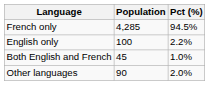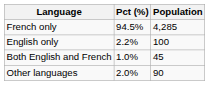columns swapped: (141, 12) <-> (186, 12)
